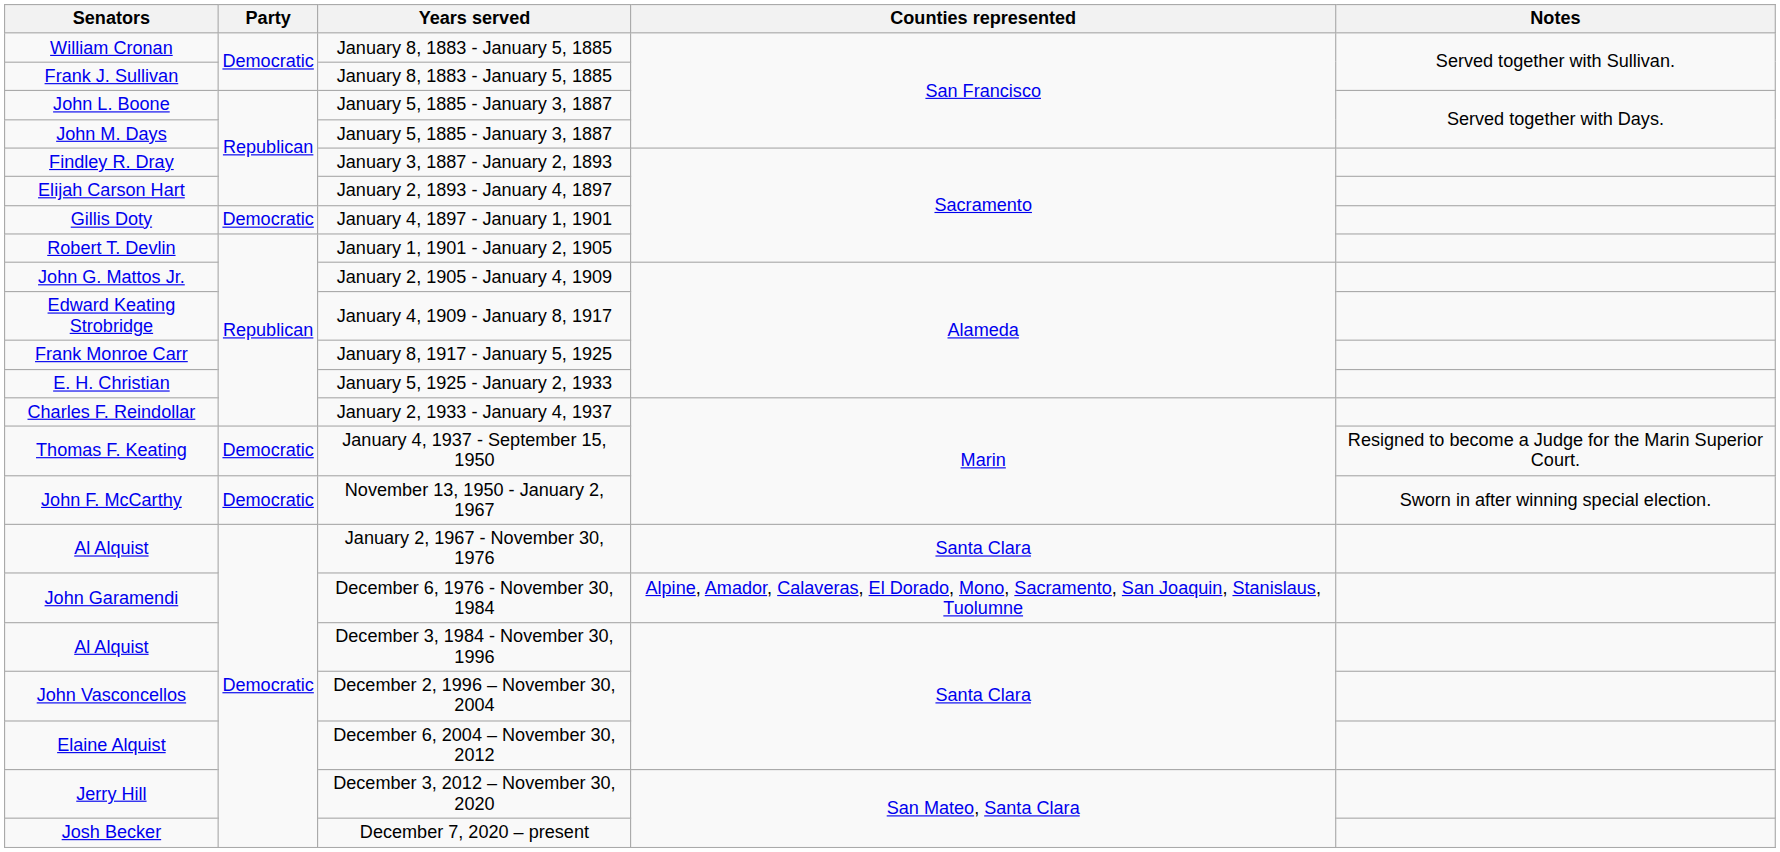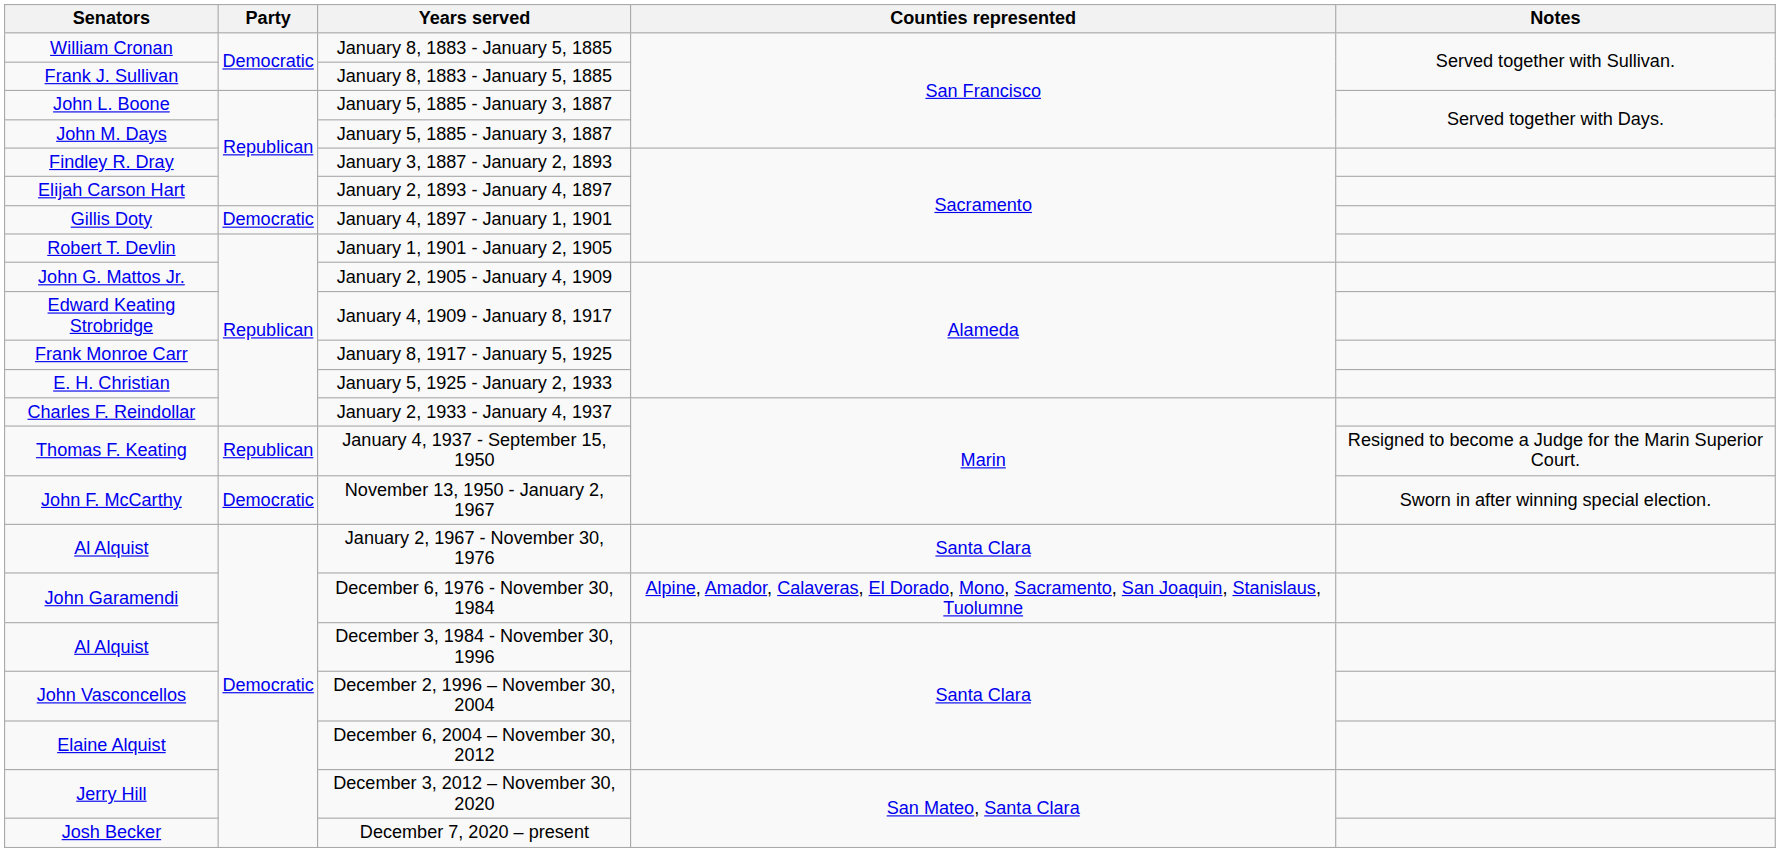(268, 450) Democratic -> (268, 450) Republican
